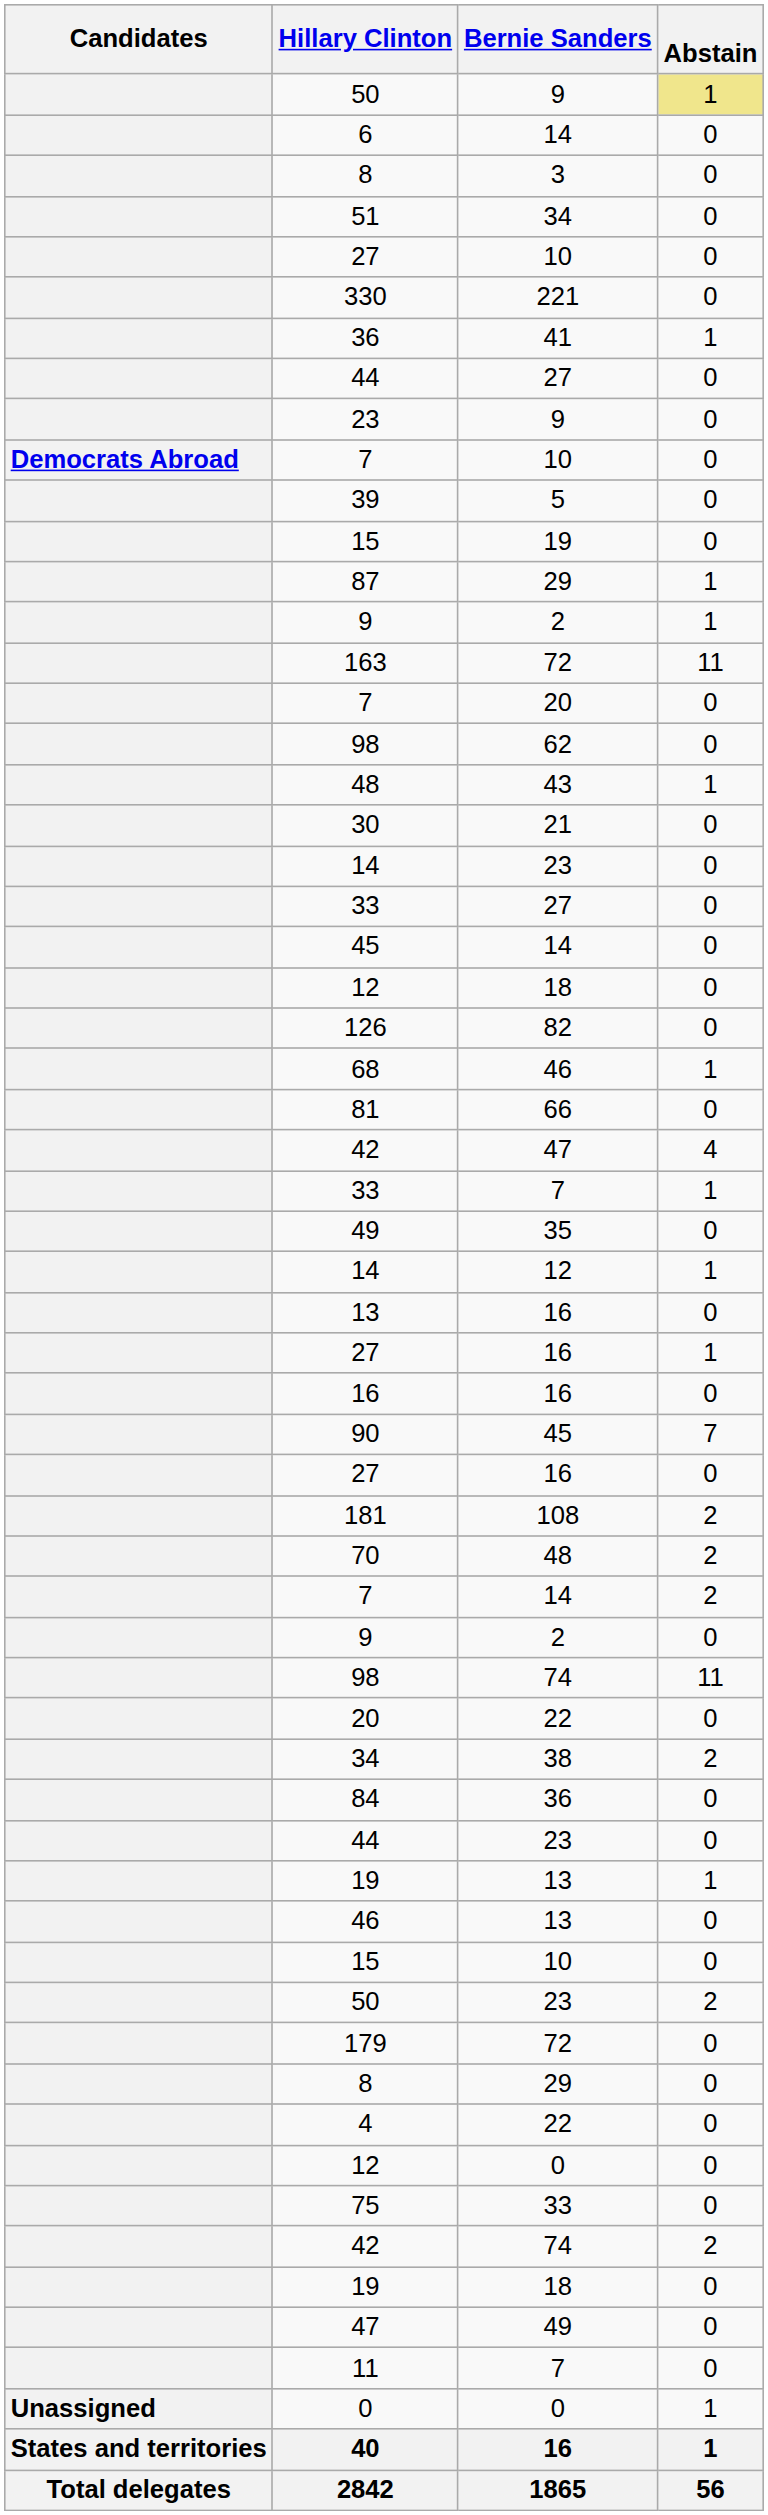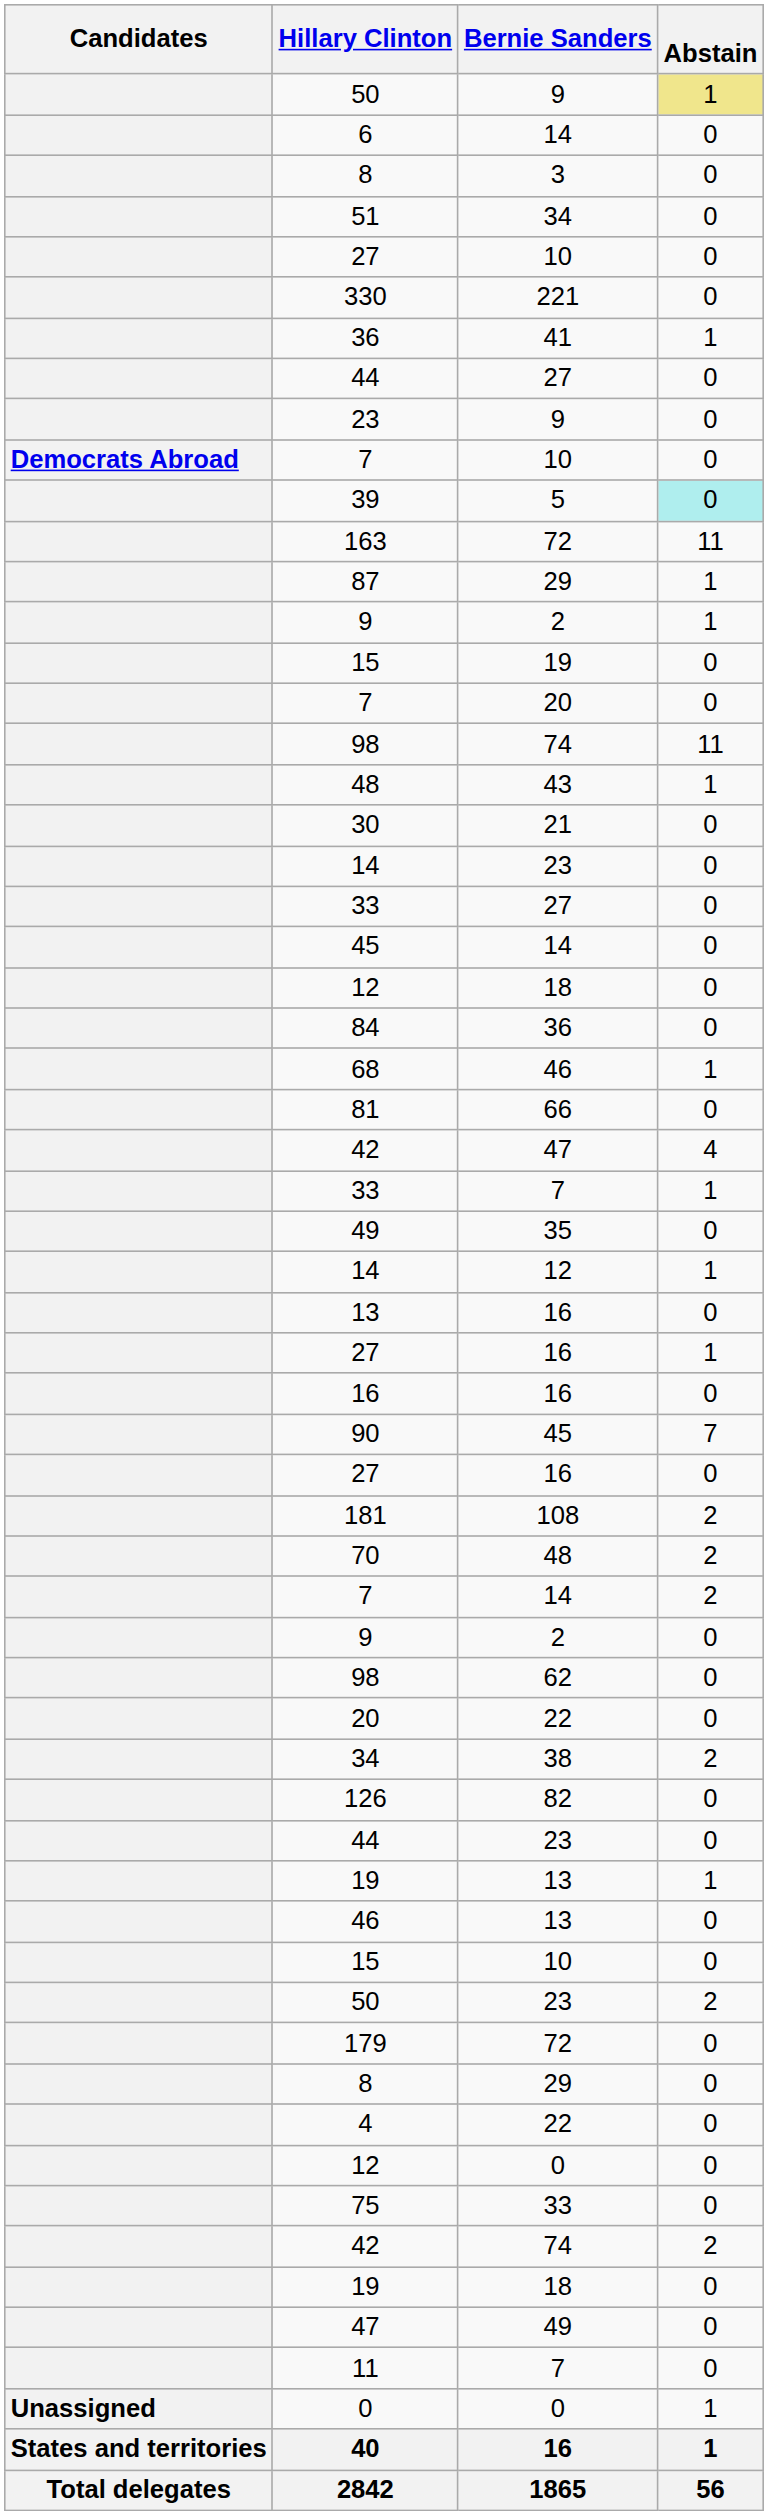(710, 500) no background -> (710, 500) paleturquoise background
rows swapped: (365, 662) <-> (365, 540)
rows swapped: (365, 1677) <-> (365, 743)
rows swapped: (365, 1799) <-> (365, 1028)
